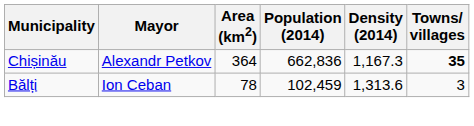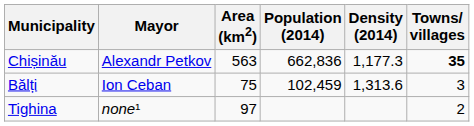(244, 61) 364 -> (244, 61) 563
(378, 61) 1,167.3 -> (378, 61) 1,177.3
(249, 85) 78 -> (249, 85) 75
+ row: (32, 108)
